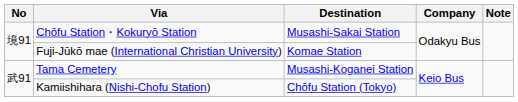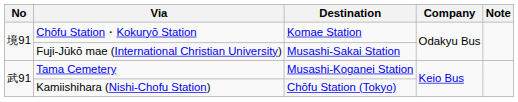(344, 32) Musashi-Sakai Station -> (324, 32) Komae Station
(324, 51) Komae Station -> (344, 51) Musashi-Sakai Station
